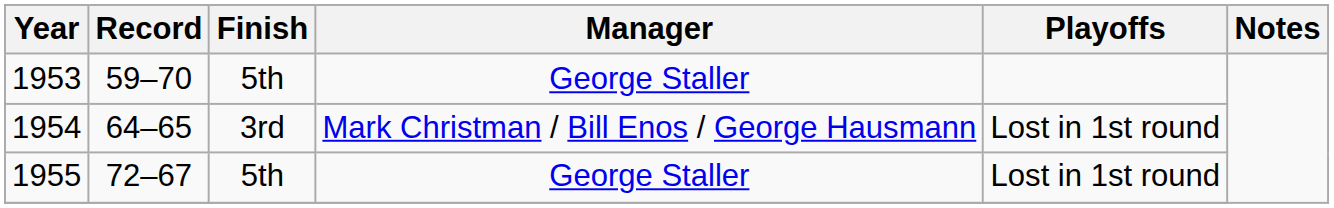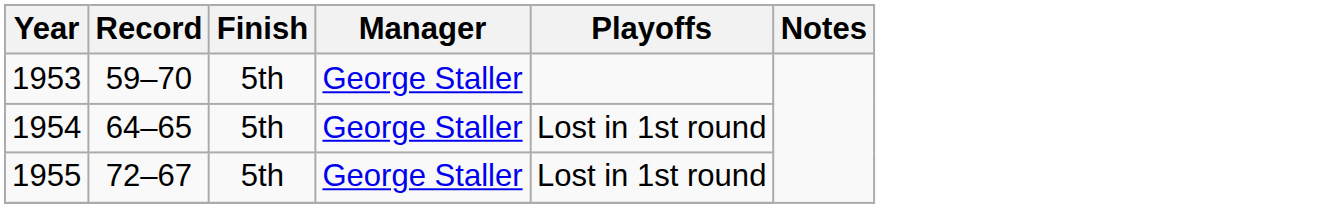(262, 127) 3rd -> (262, 127) 5th
(649, 127) Mark Christman / Bill Enos / George Hausmann -> (423, 127) George Staller
